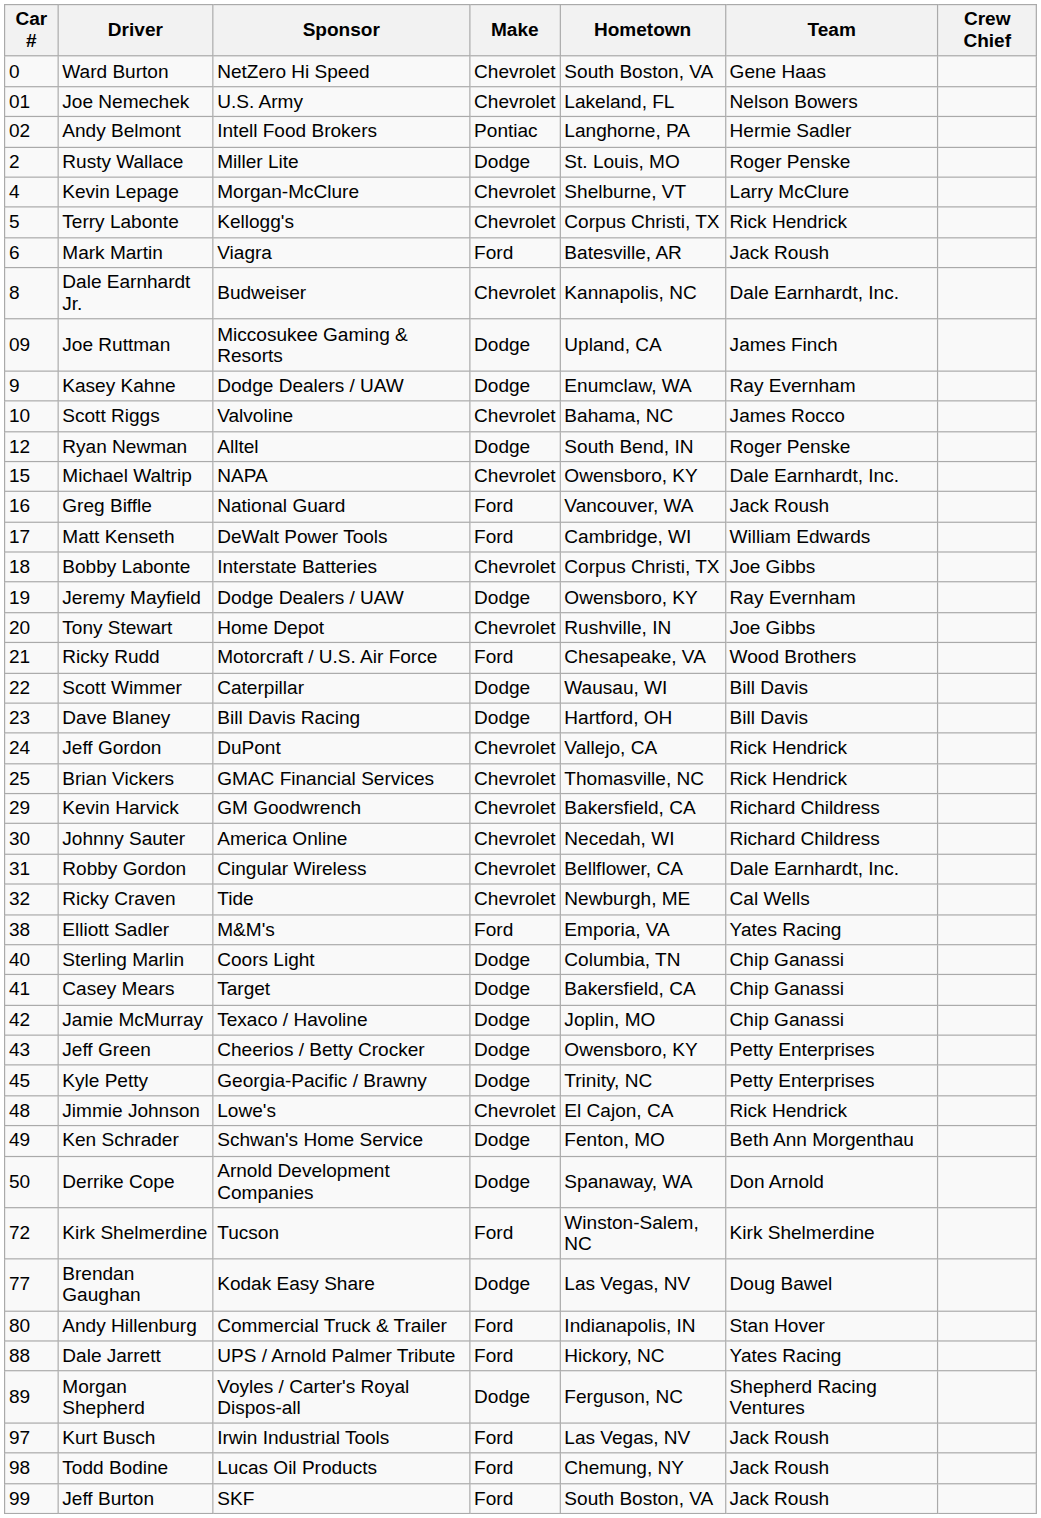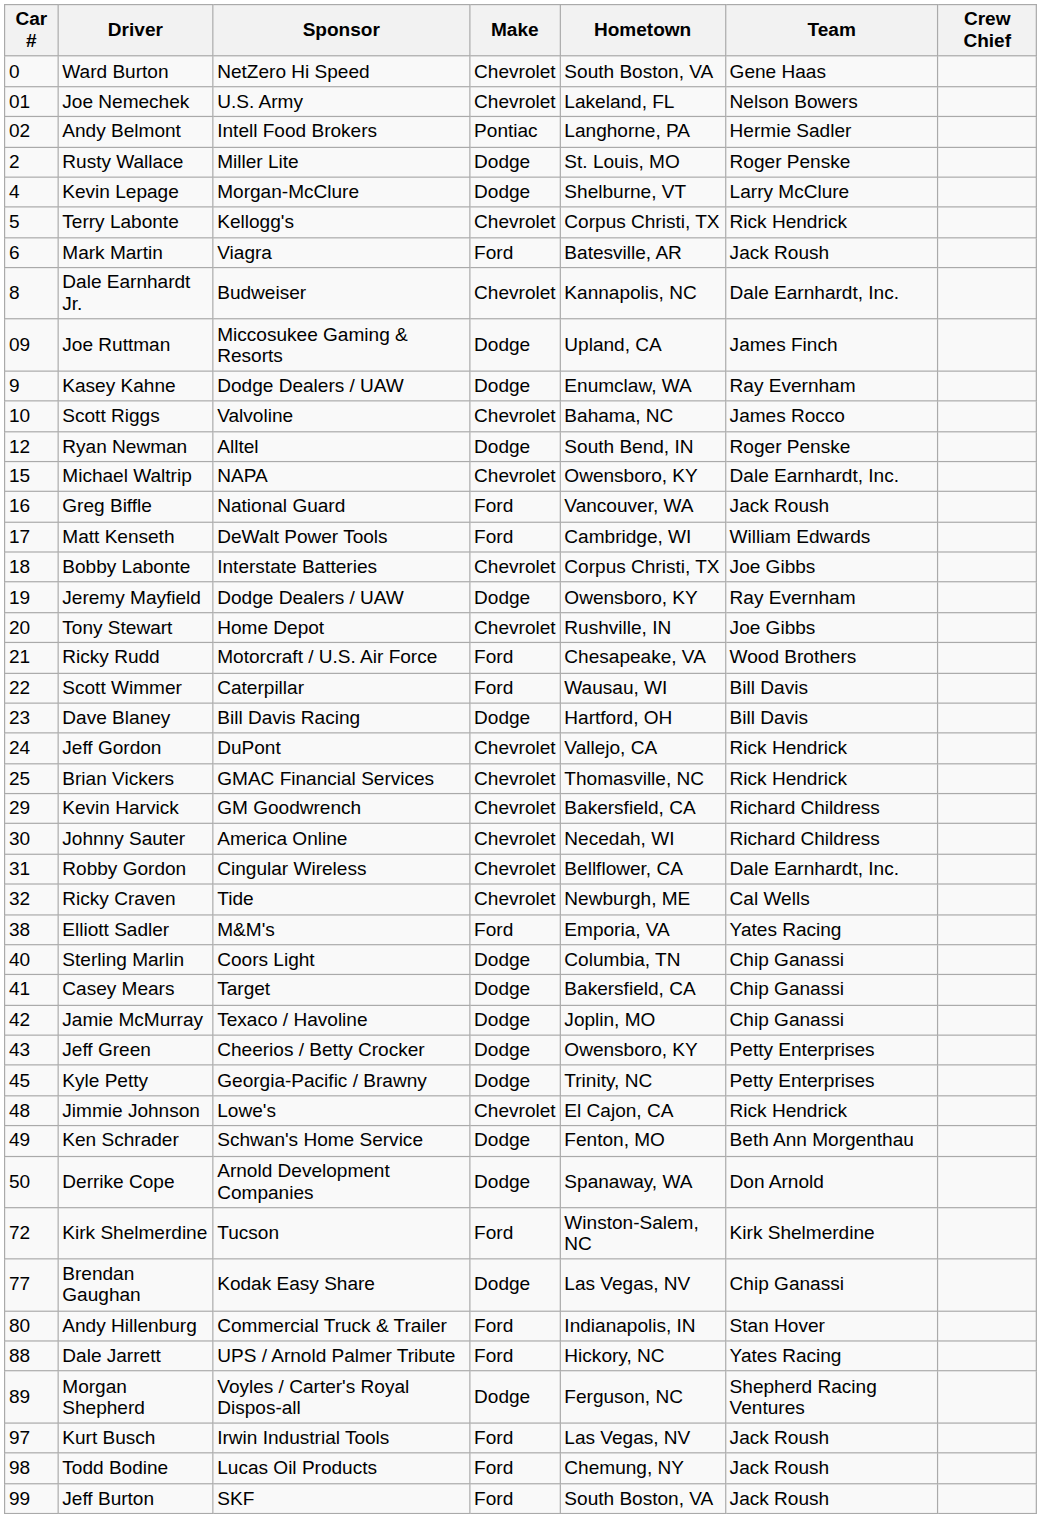(515, 191) Chevrolet -> (502, 191) Dodge
(502, 687) Dodge -> (494, 687) Ford
(781, 1284) Doug Bawel -> (787, 1284) Chip Ganassi
